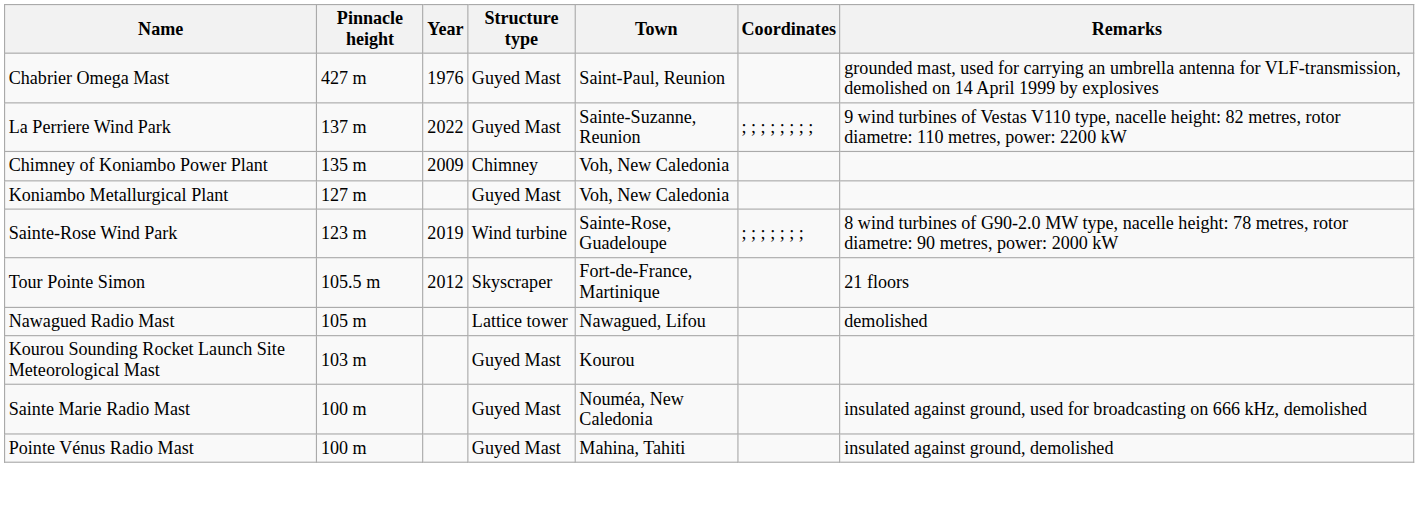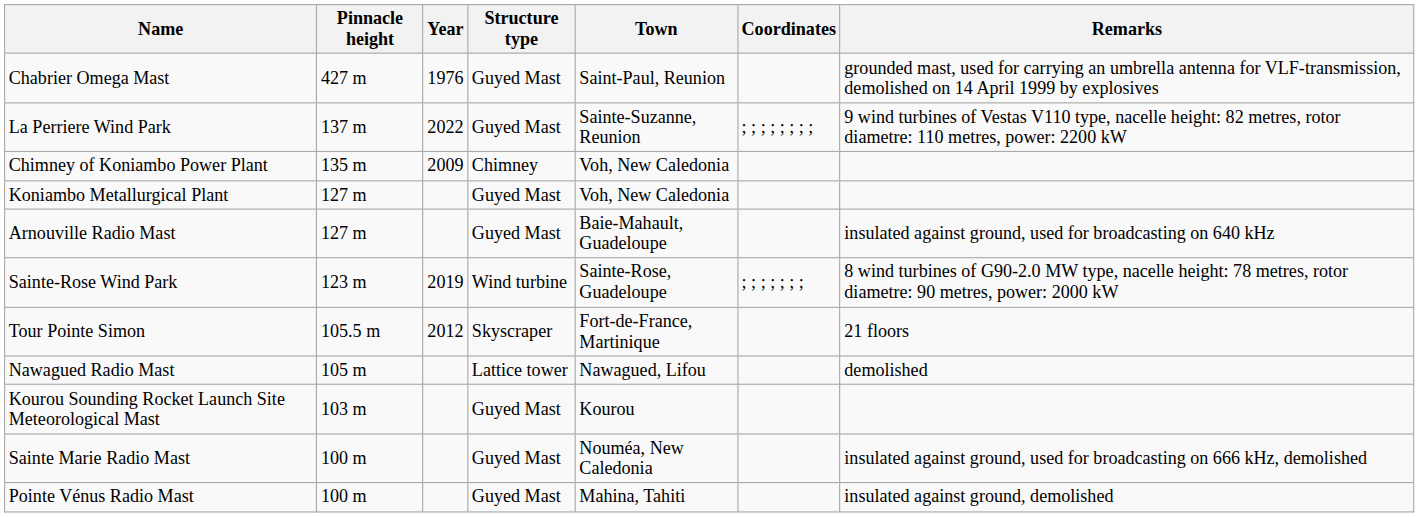+ row: (92, 233)
